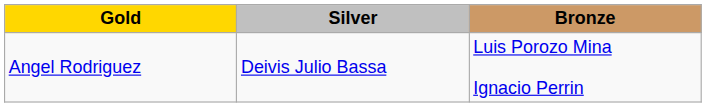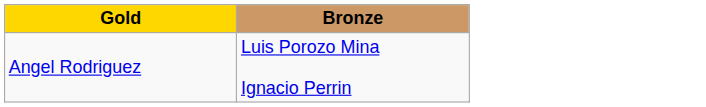- column: (353, 18)
